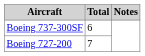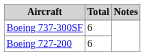(90, 43) 7 -> (90, 43) 6
